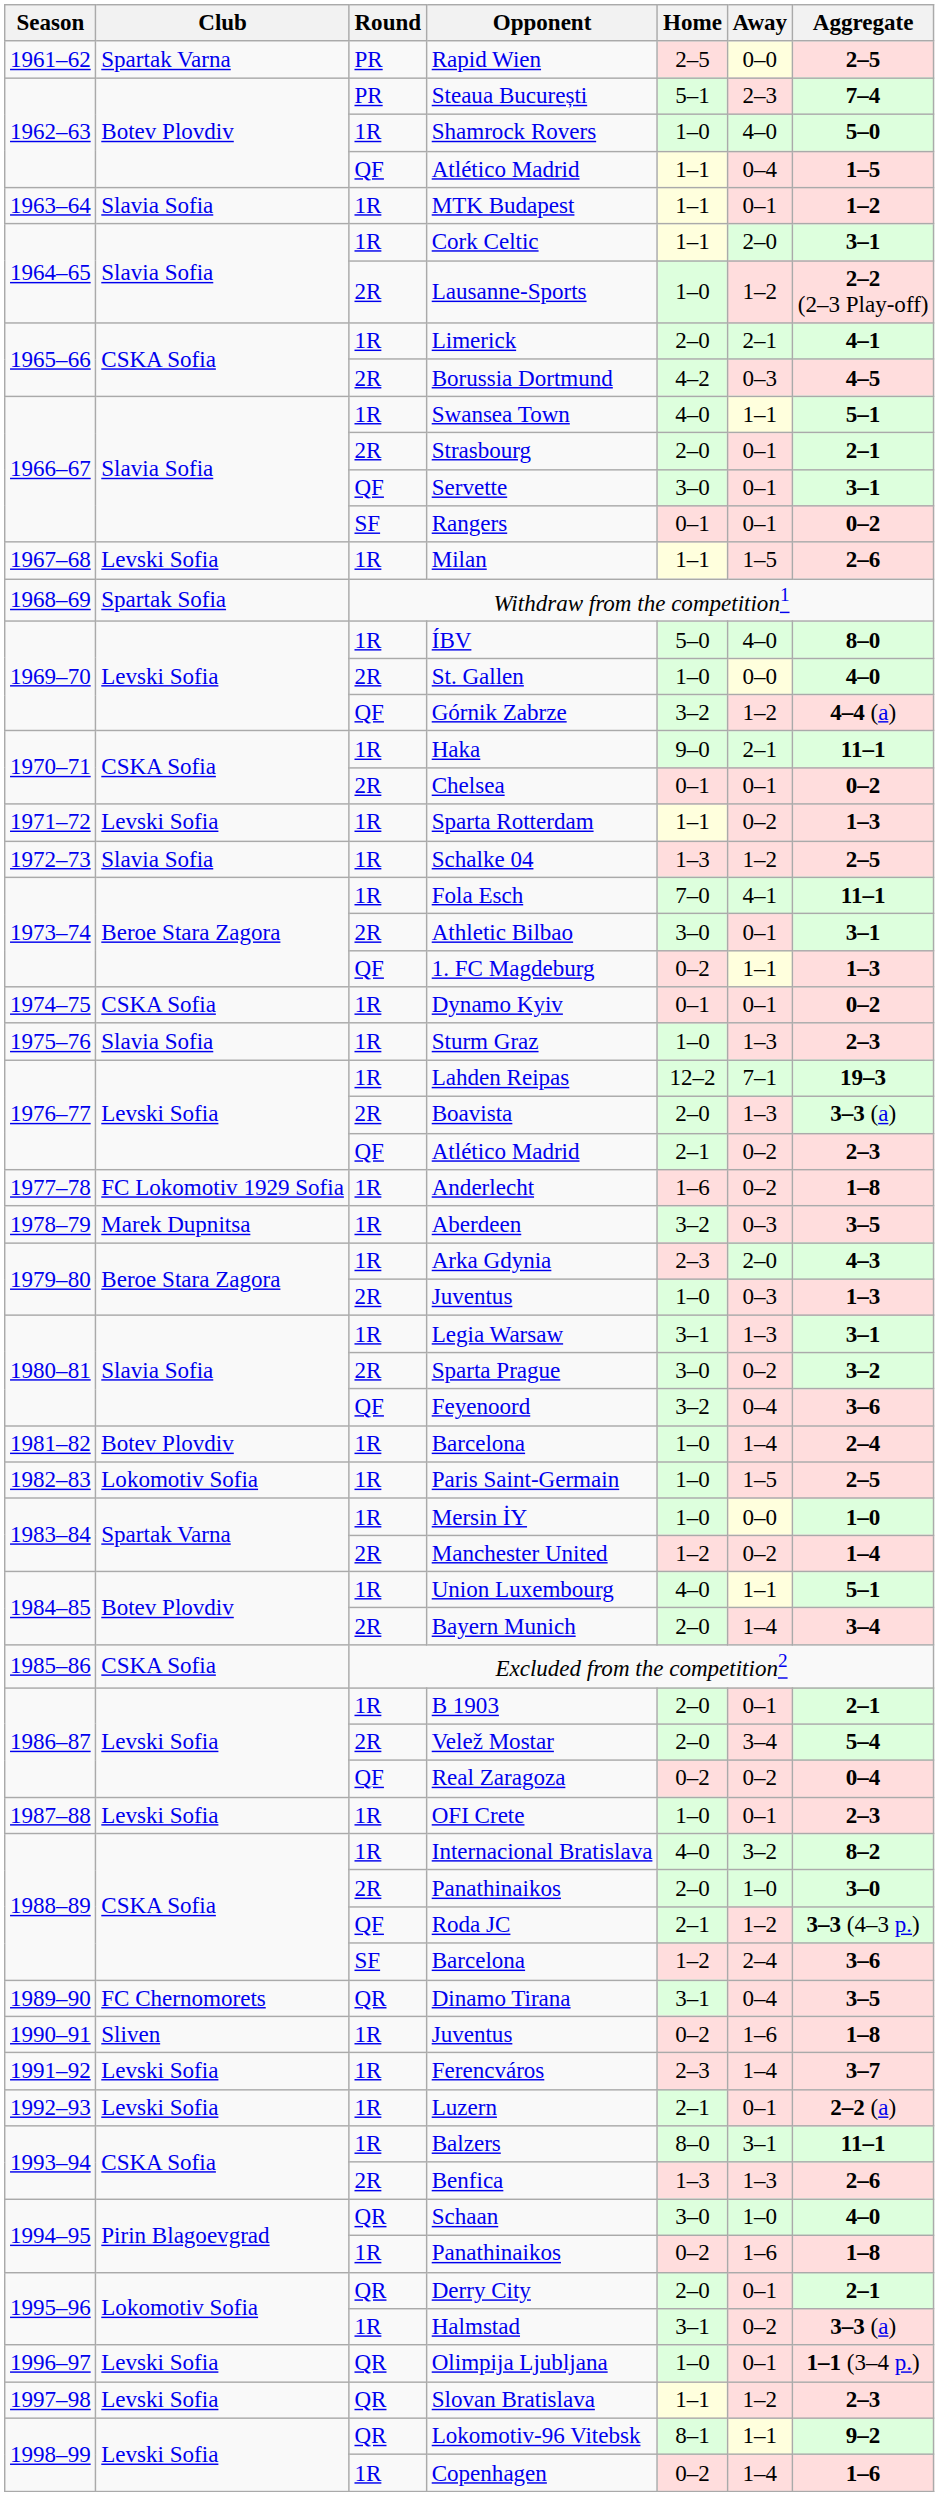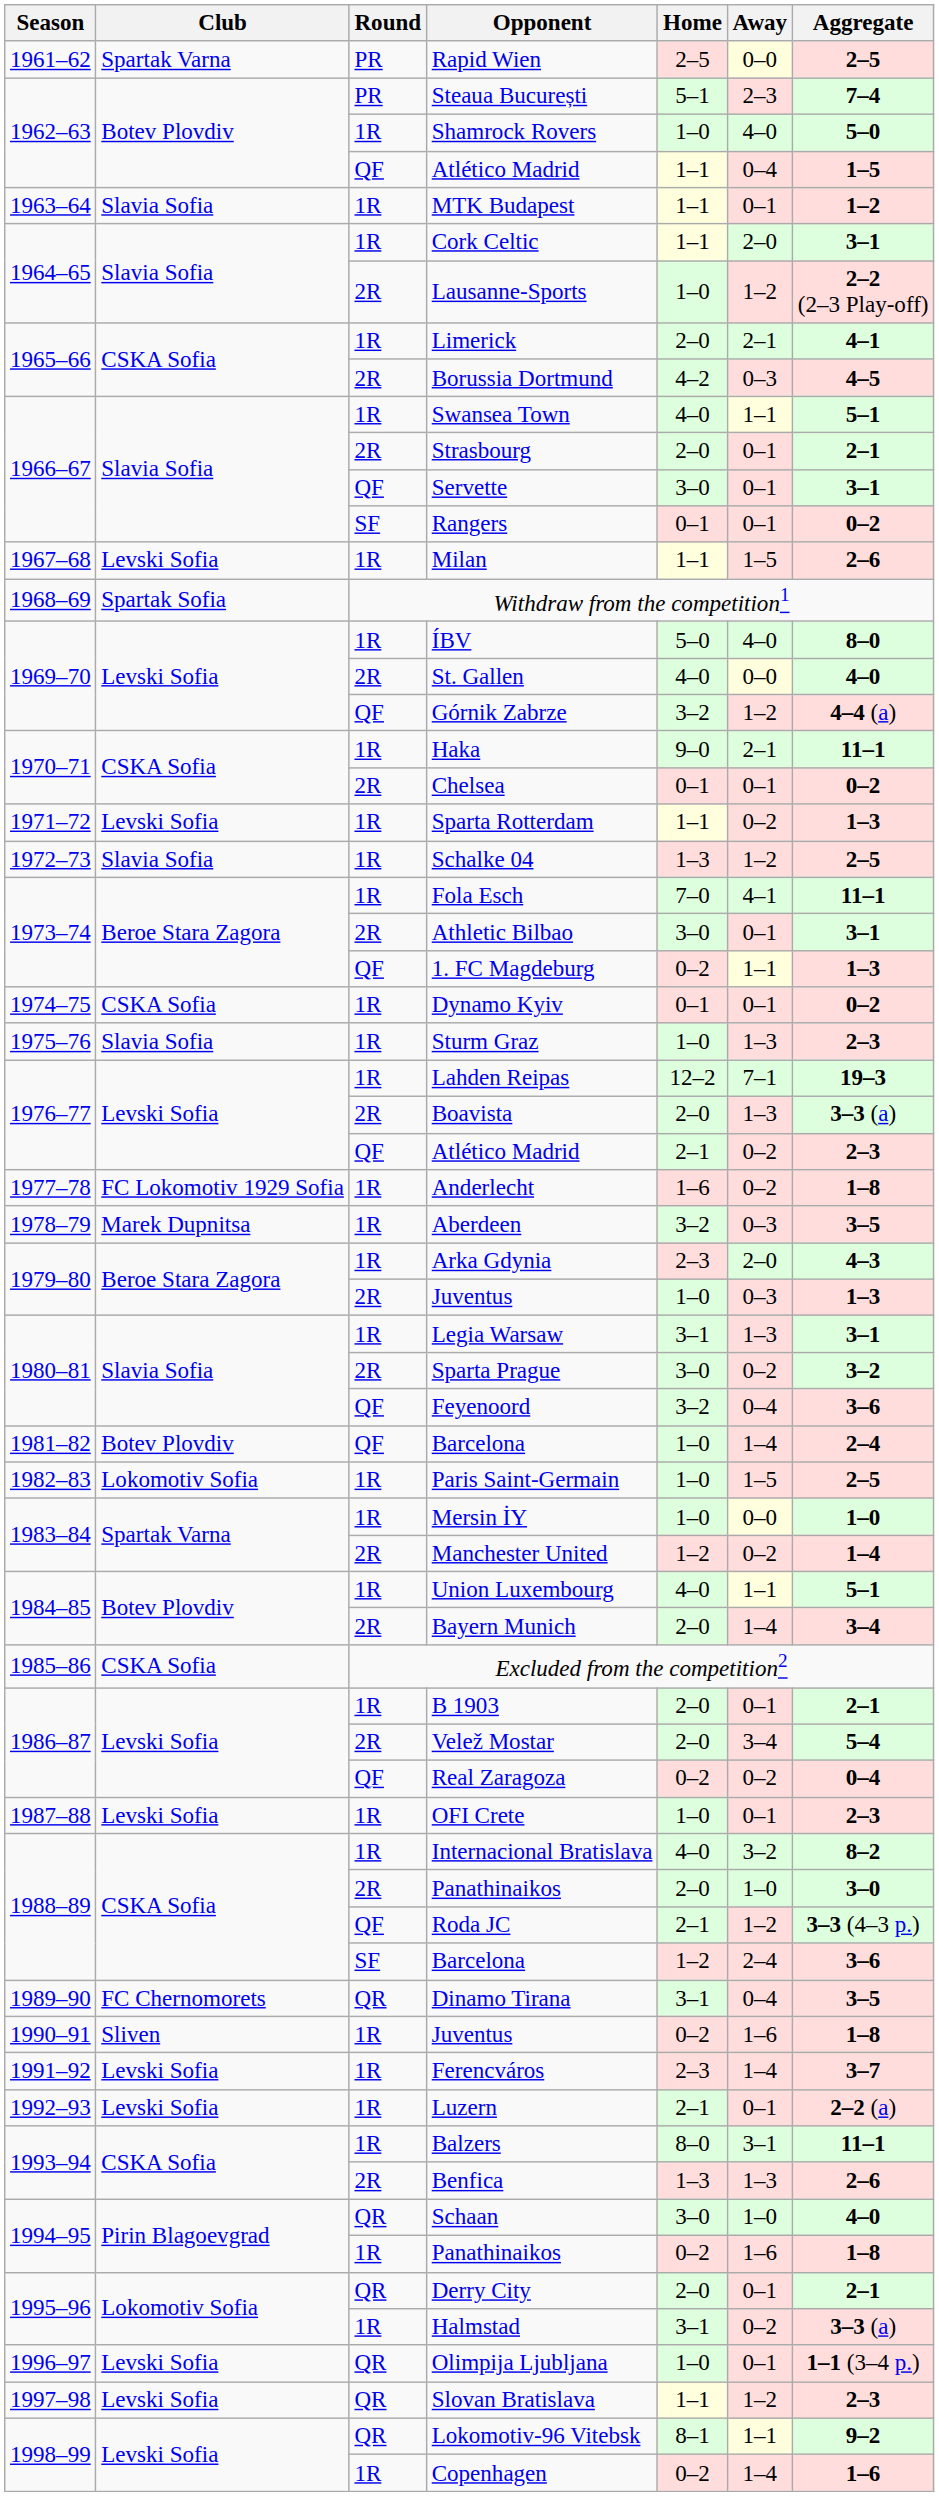(692, 676) 1–0 -> (692, 676) 4–0
(368, 1443) 1R -> (369, 1443) QF
